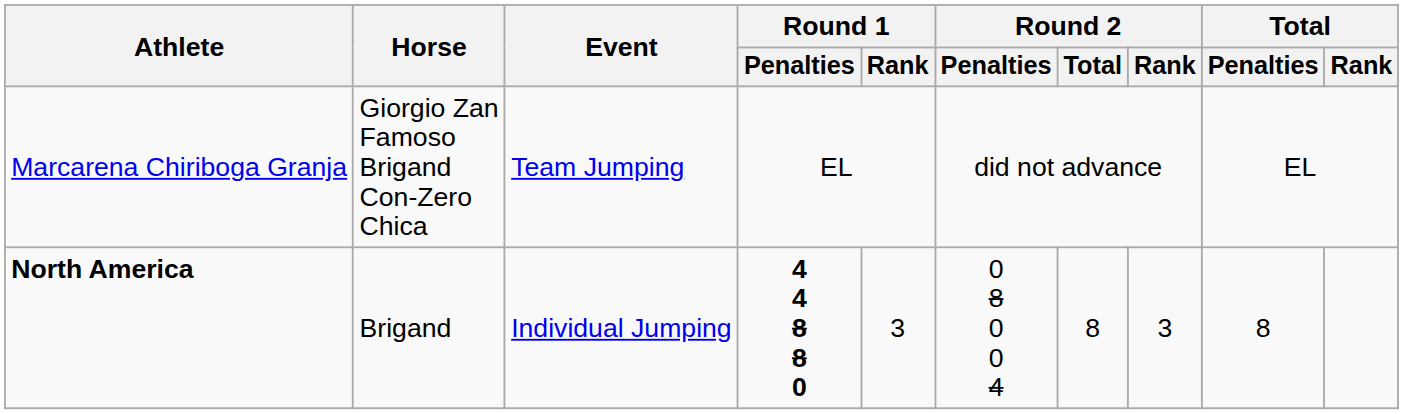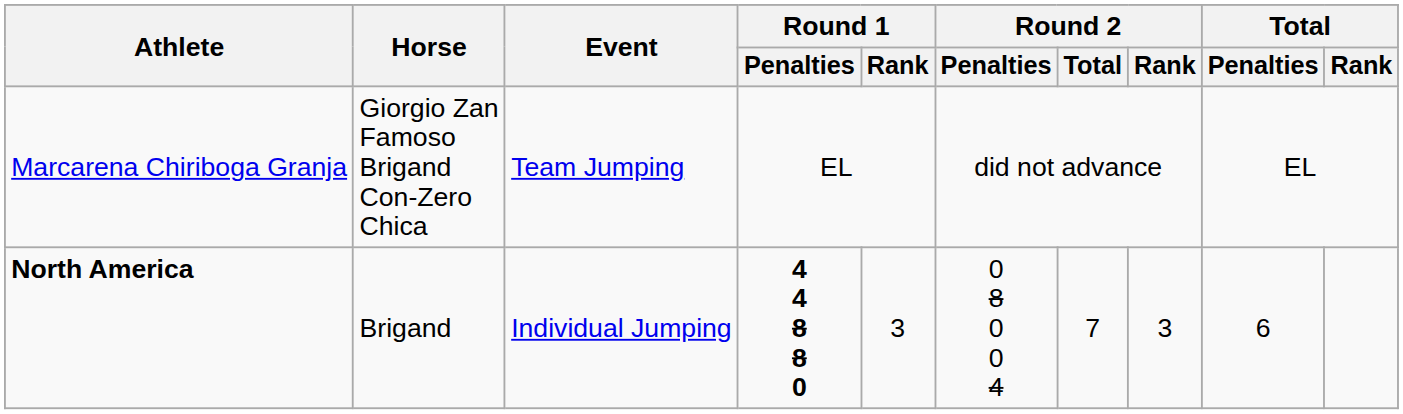(1093, 328) 8 -> (1093, 328) 7
(1263, 328) 8 -> (1263, 328) 6
